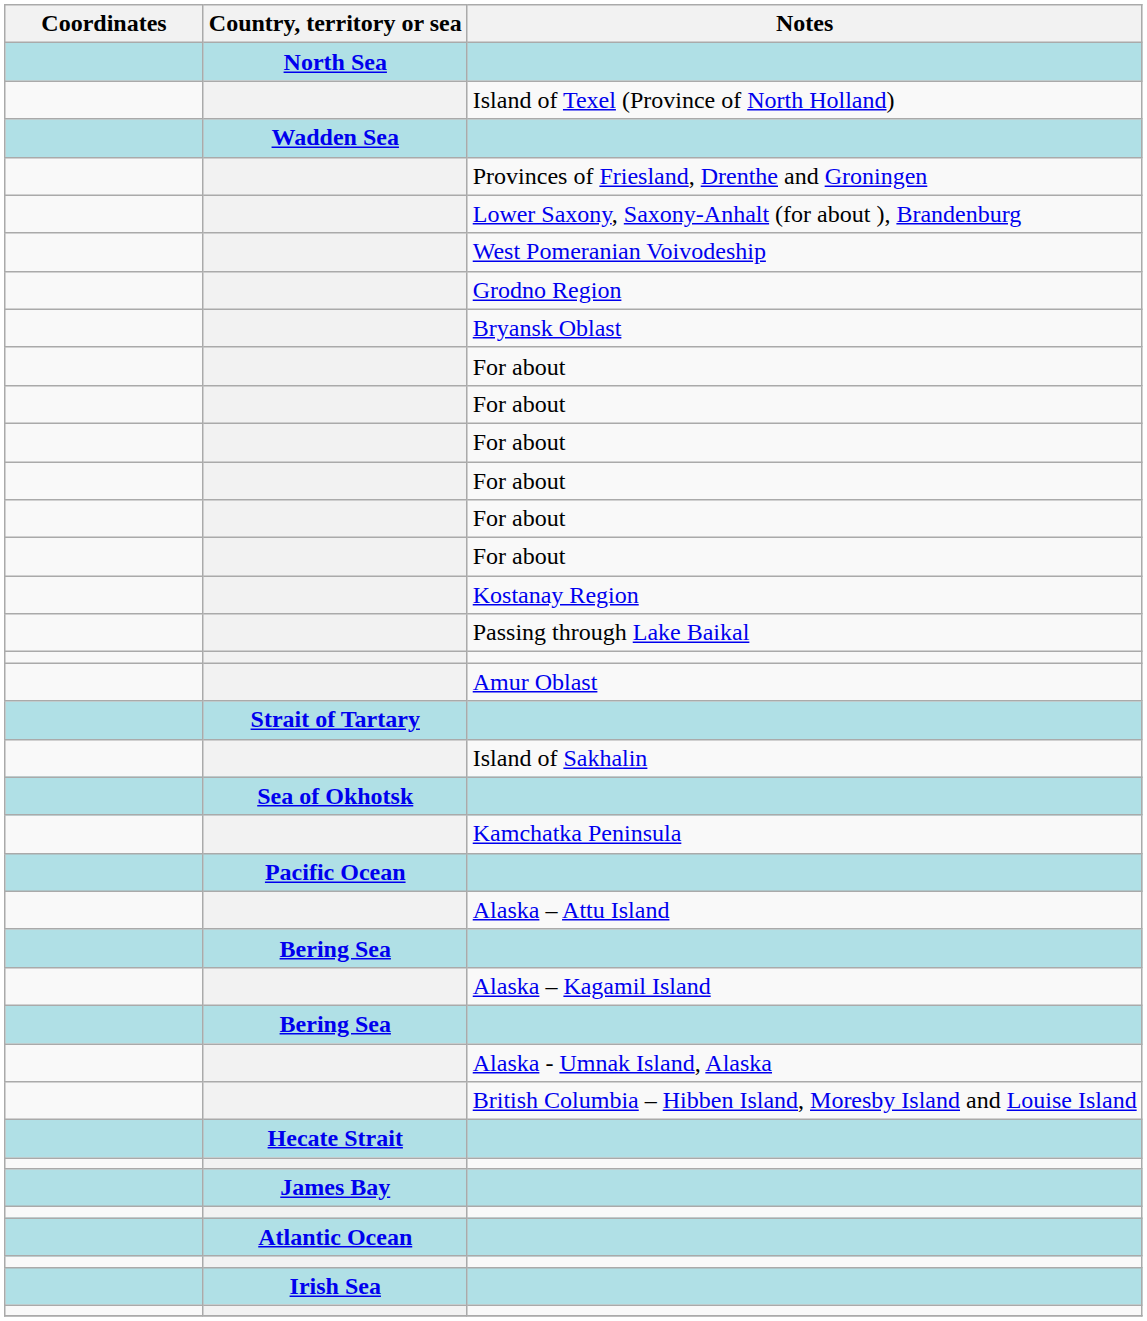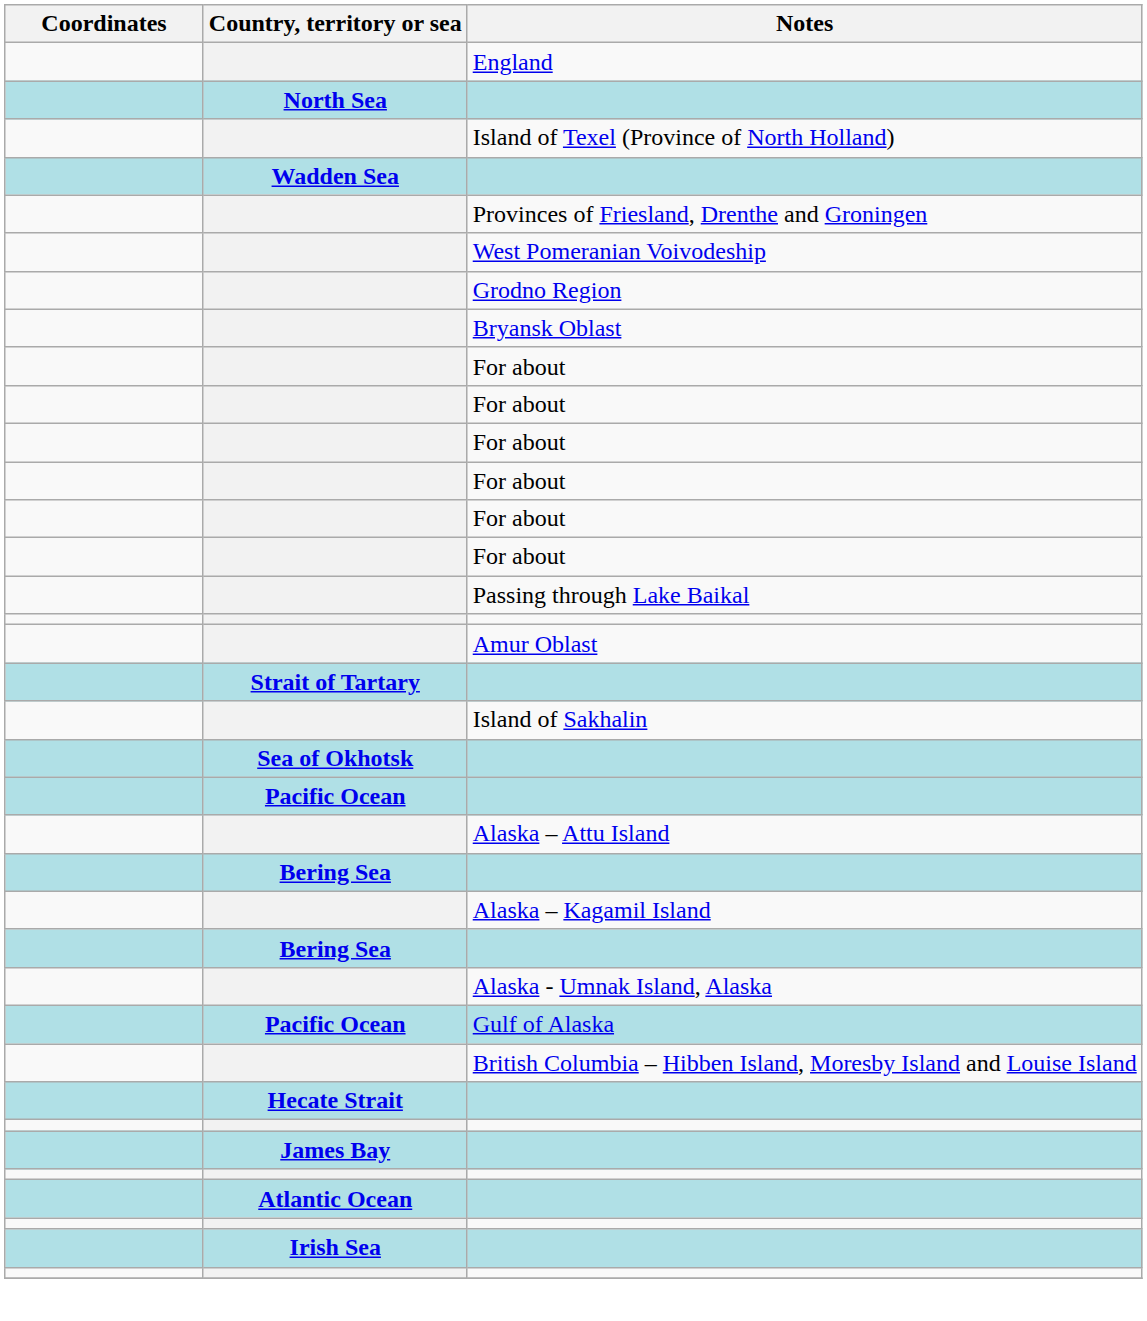+ row: (335, 62)
- row: (335, 214)
- row: (335, 595)
- row: (335, 834)
+ row: (335, 1024)
